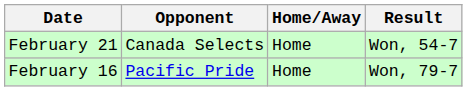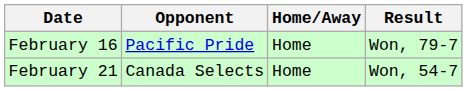rows swapped: (63, 72) <-> (63, 45)
